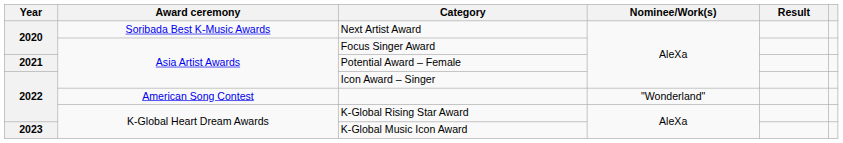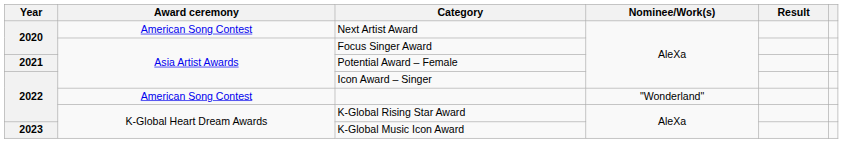(198, 29) Soribada Best K-Music Awards -> (196, 29) American Song Contest
